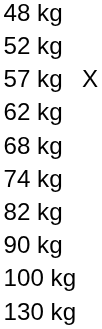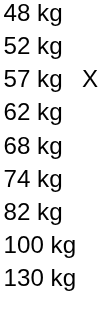- row: (33, 245)
